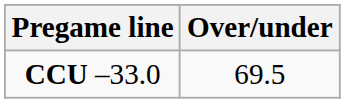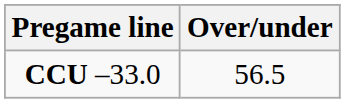(260, 73) 69.5 -> (260, 73) 56.5
